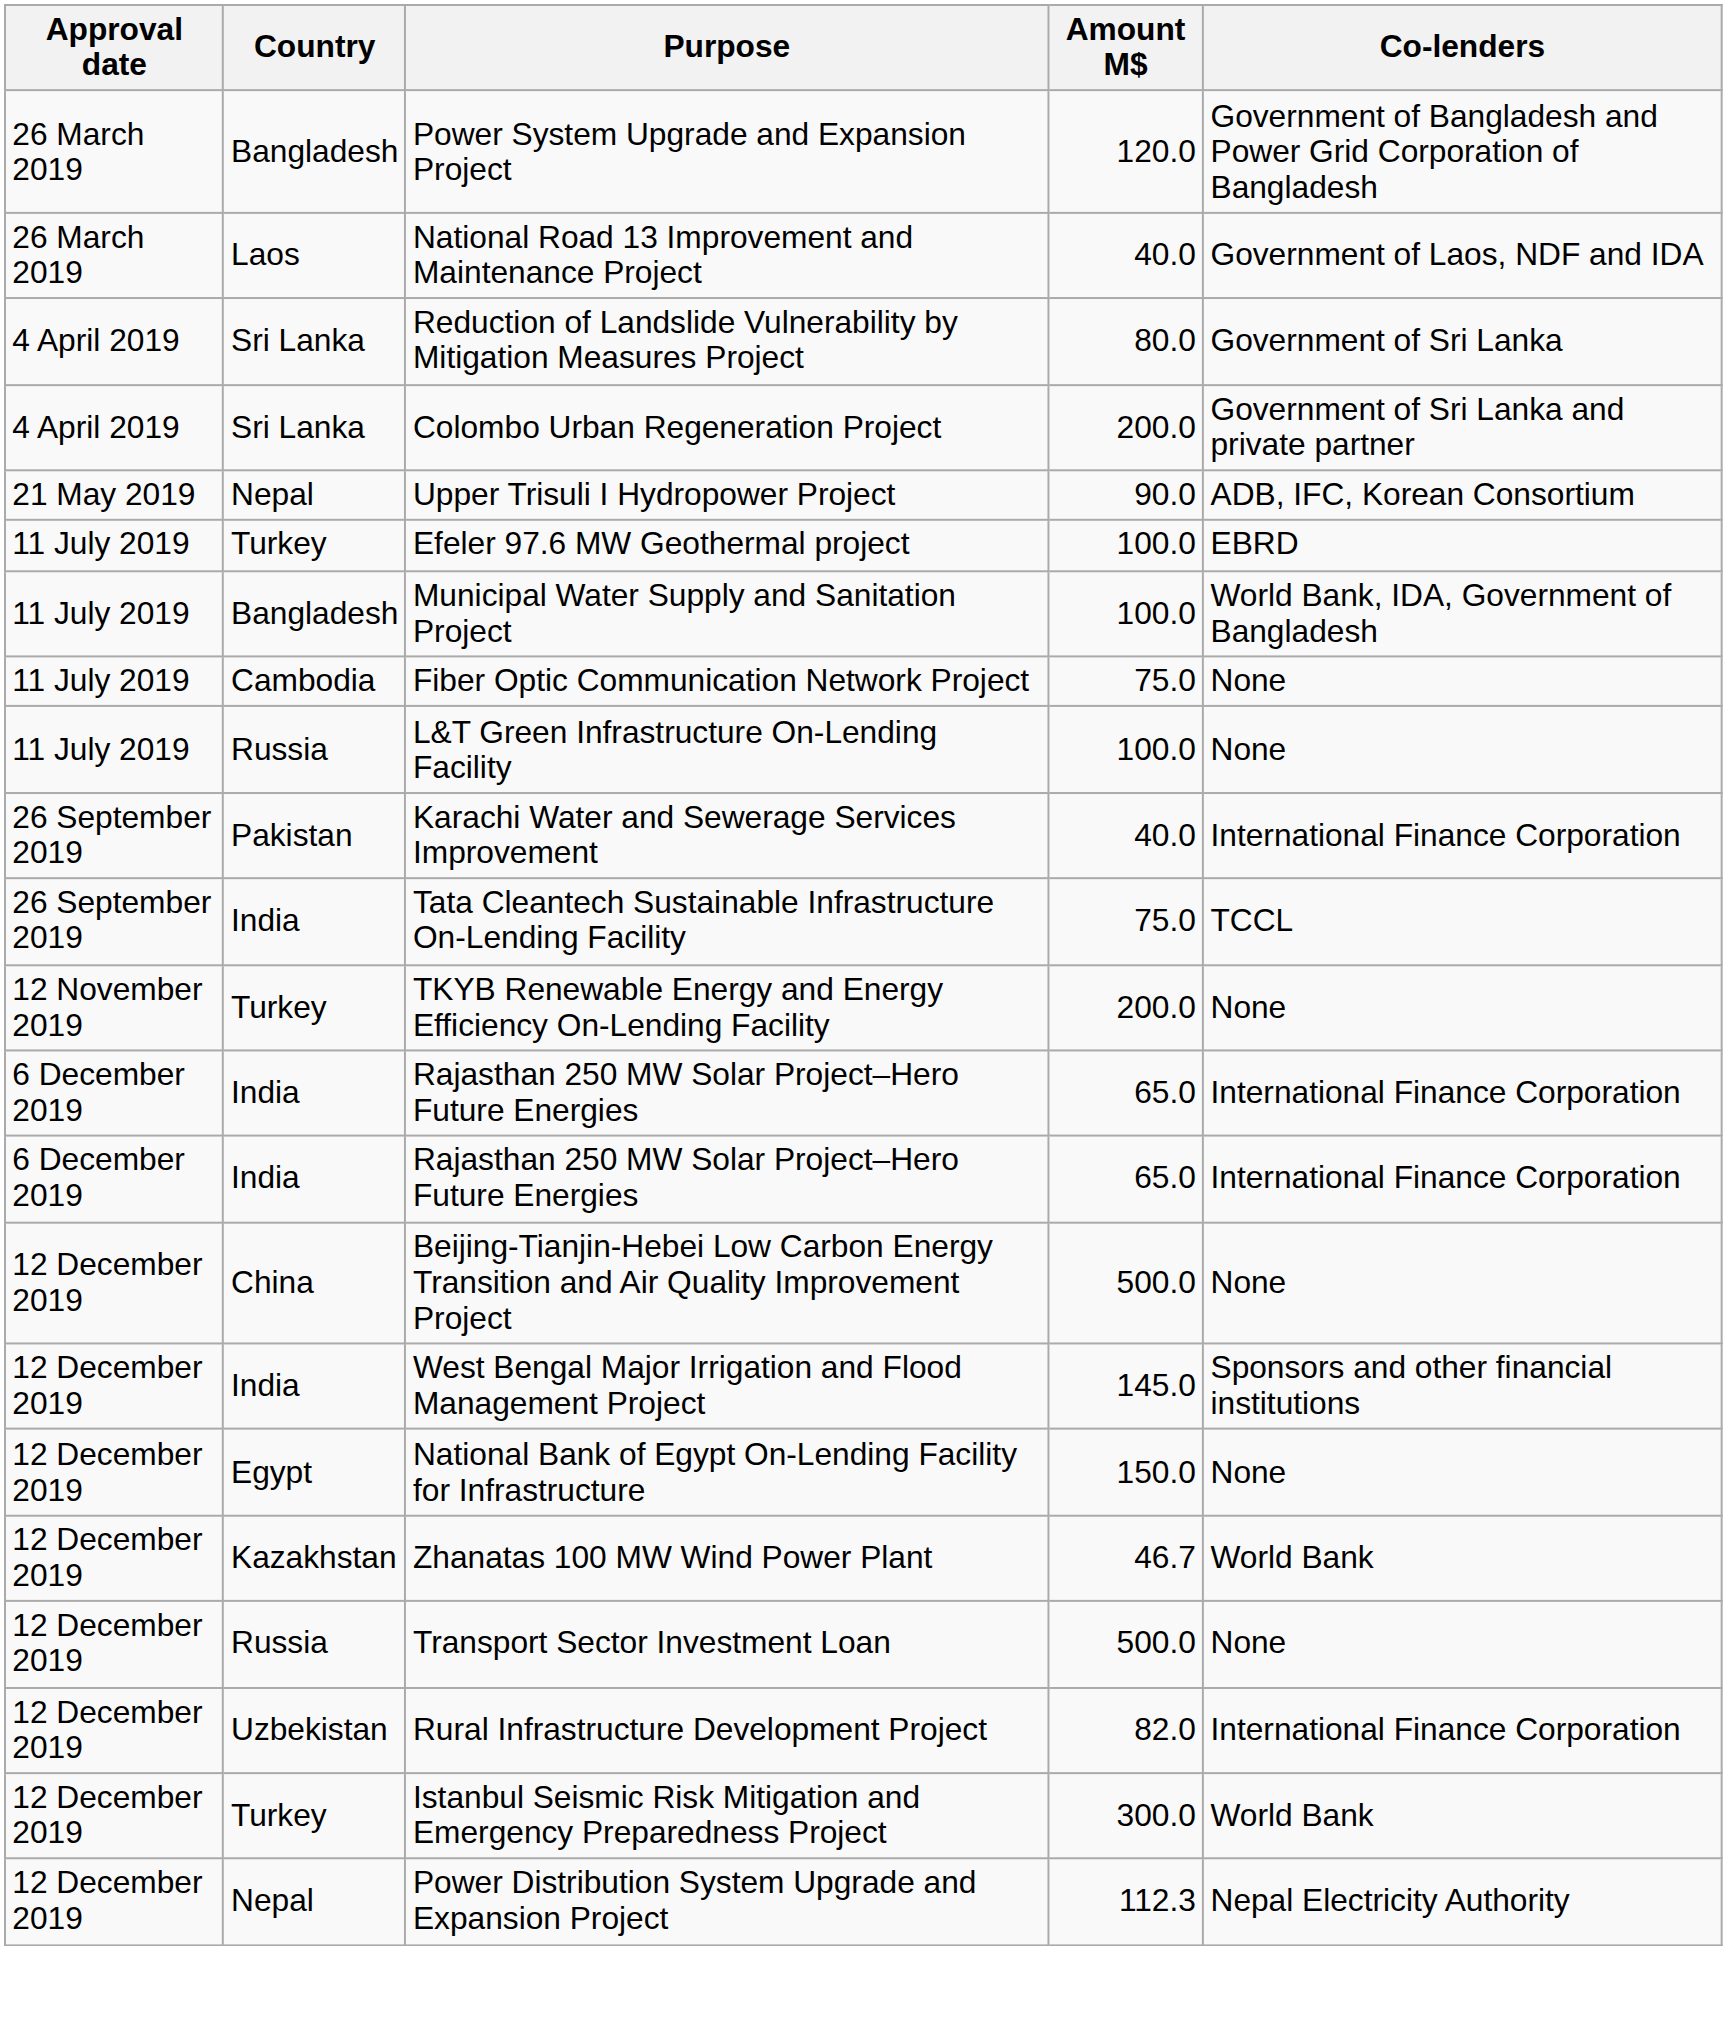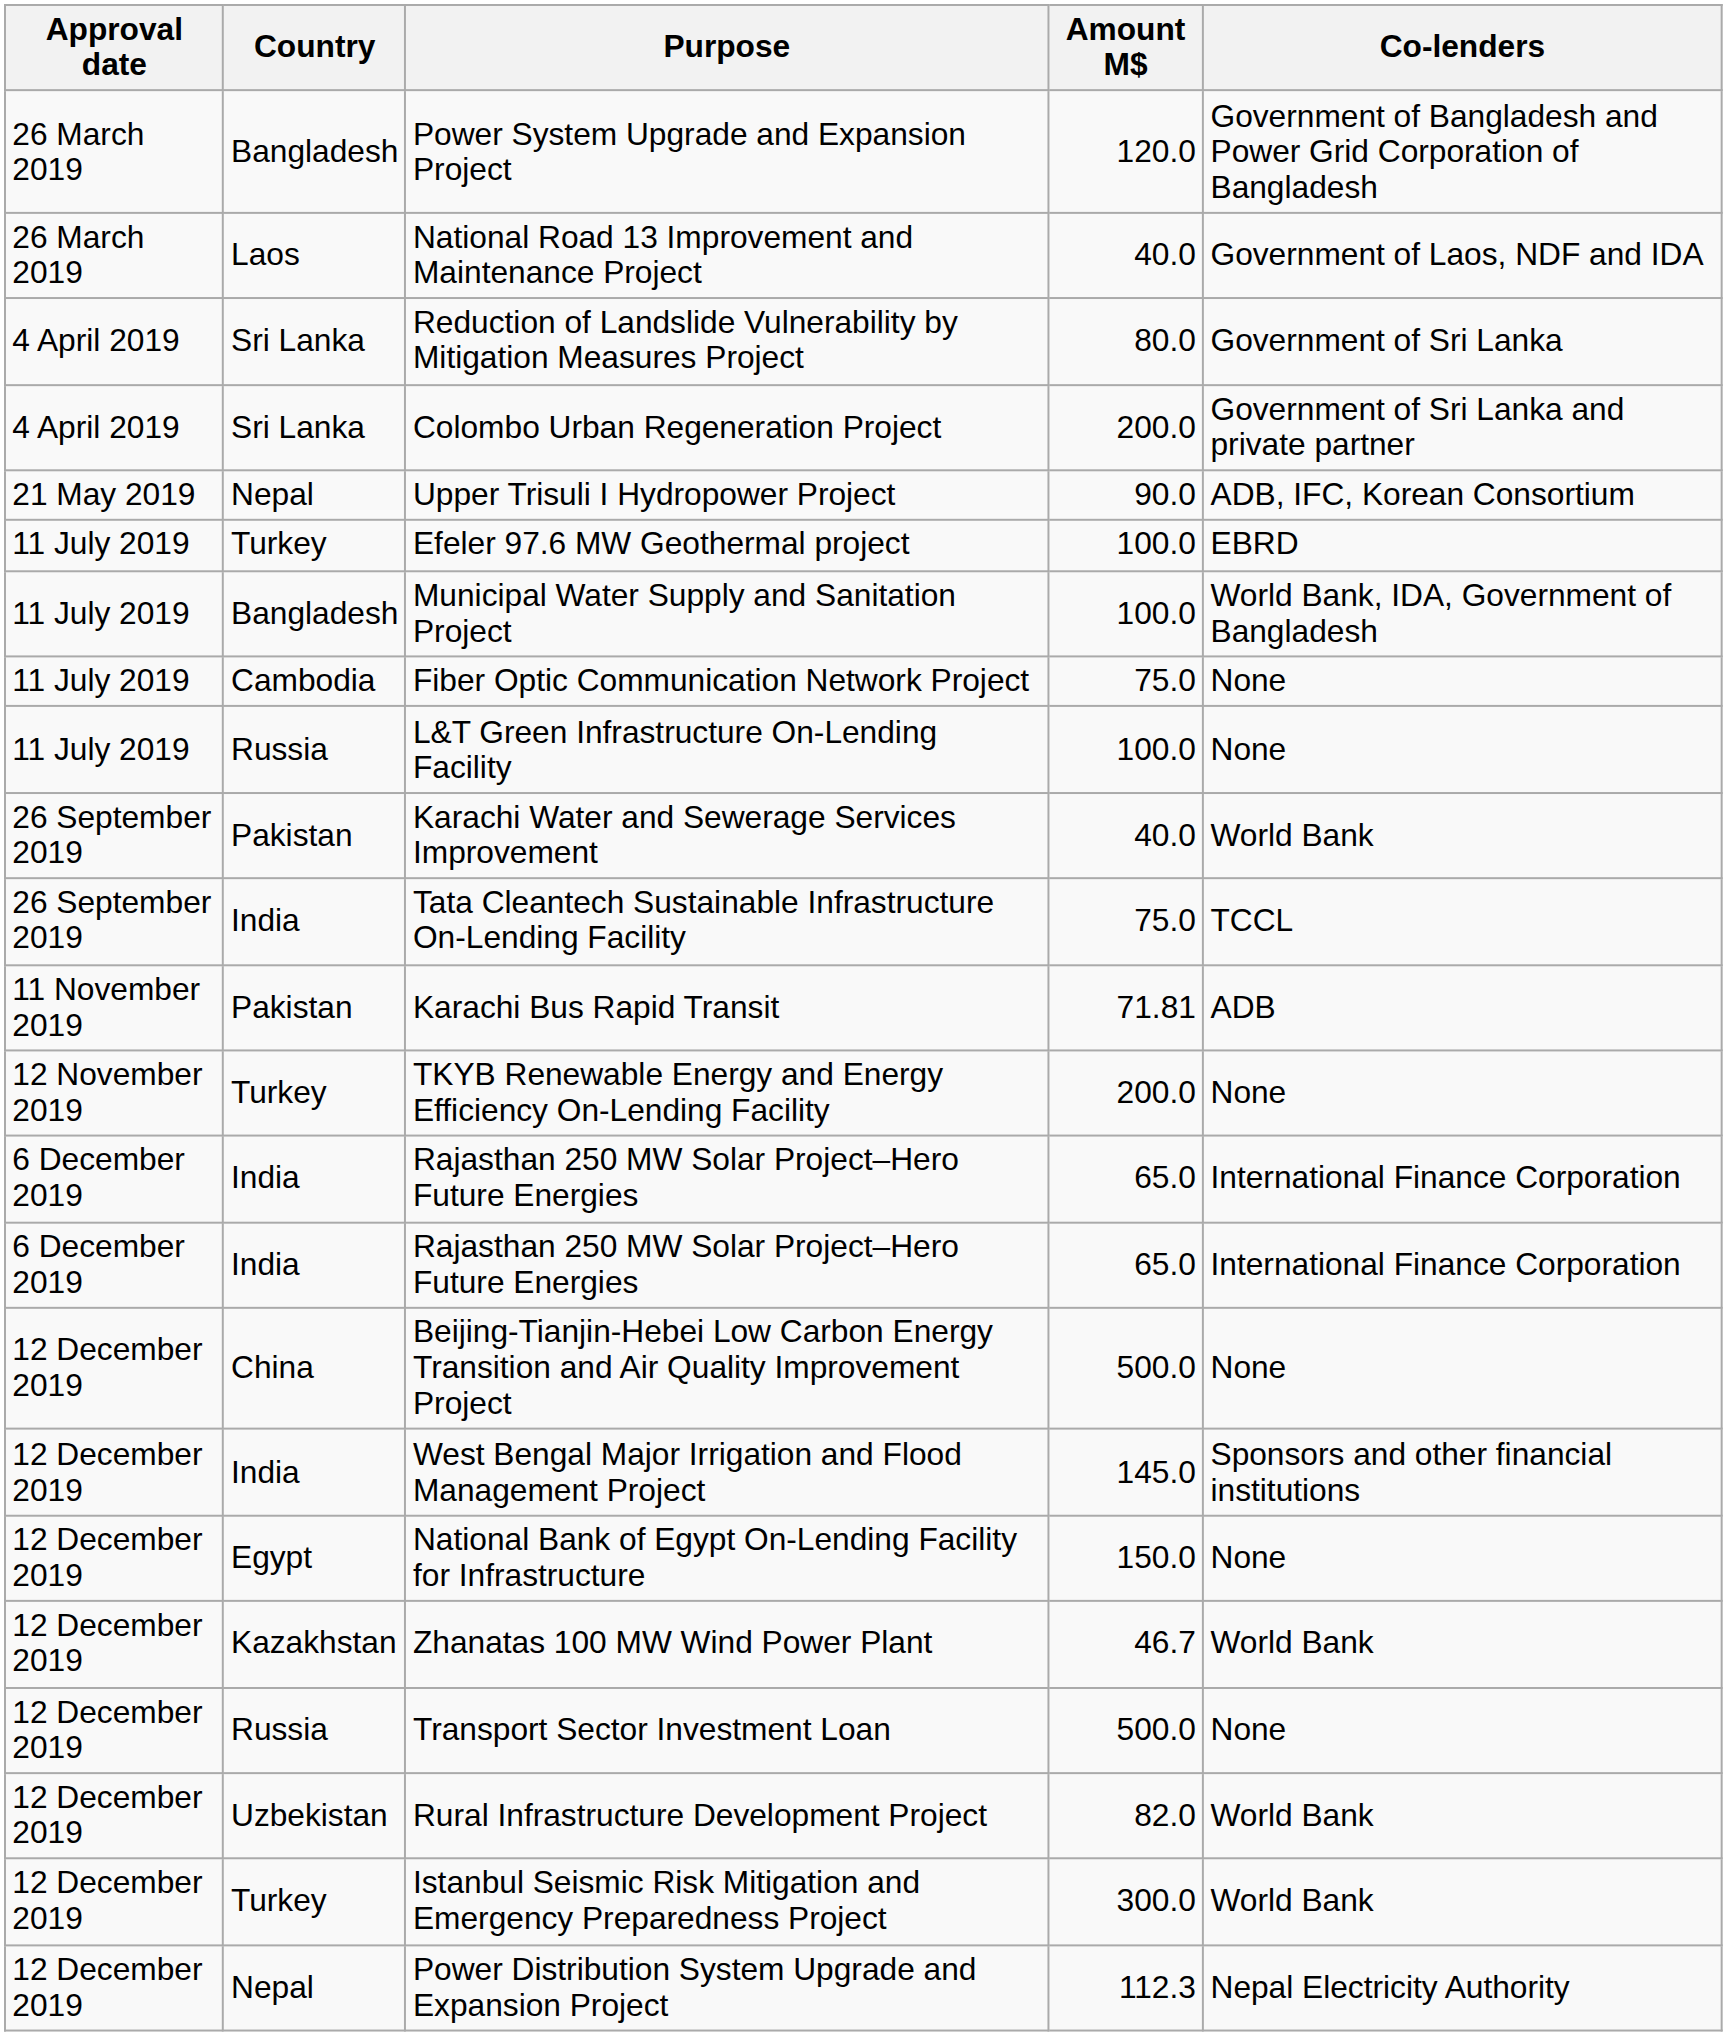(1446, 834) International Finance Corporation -> (1292, 834) World Bank
+ row: (596, 1006)
(1446, 1729) International Finance Corporation -> (1292, 1815) World Bank
